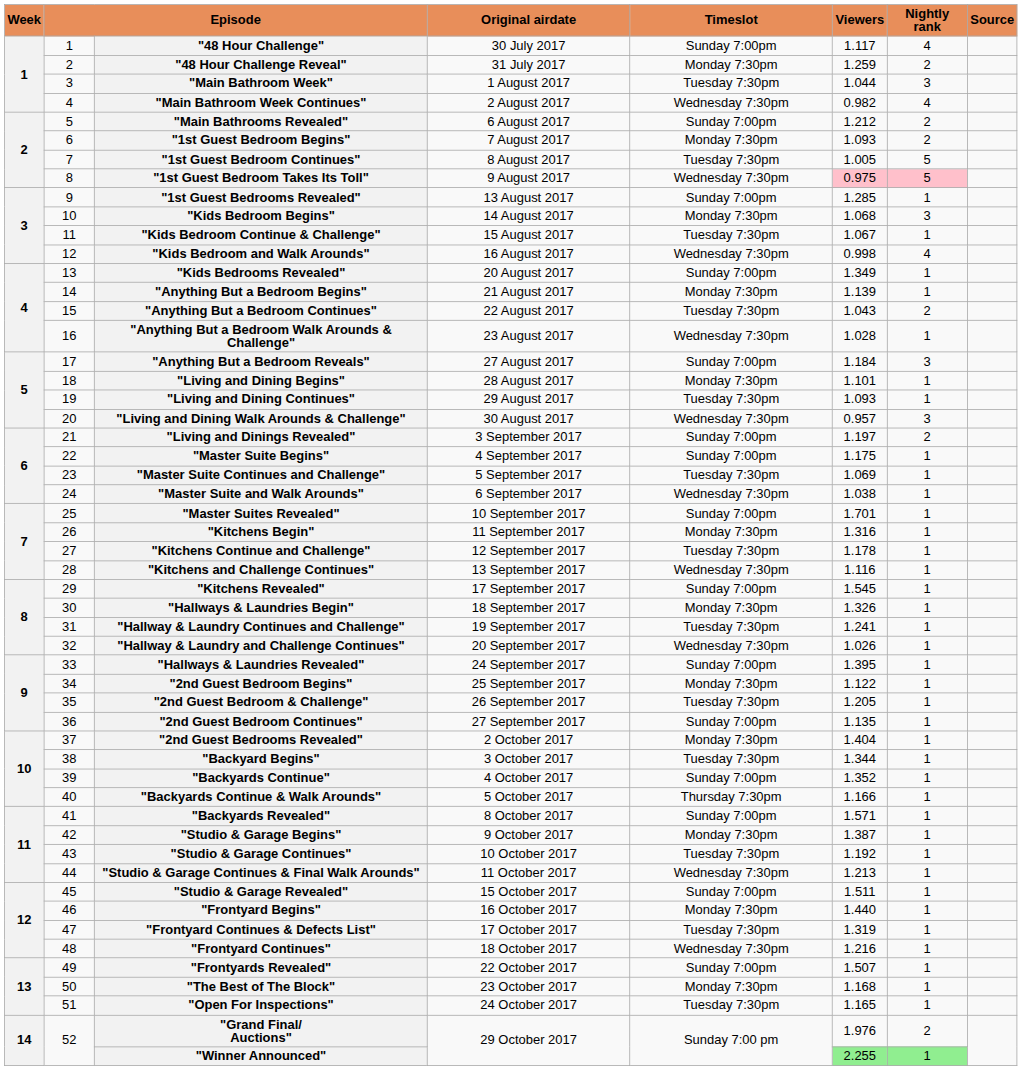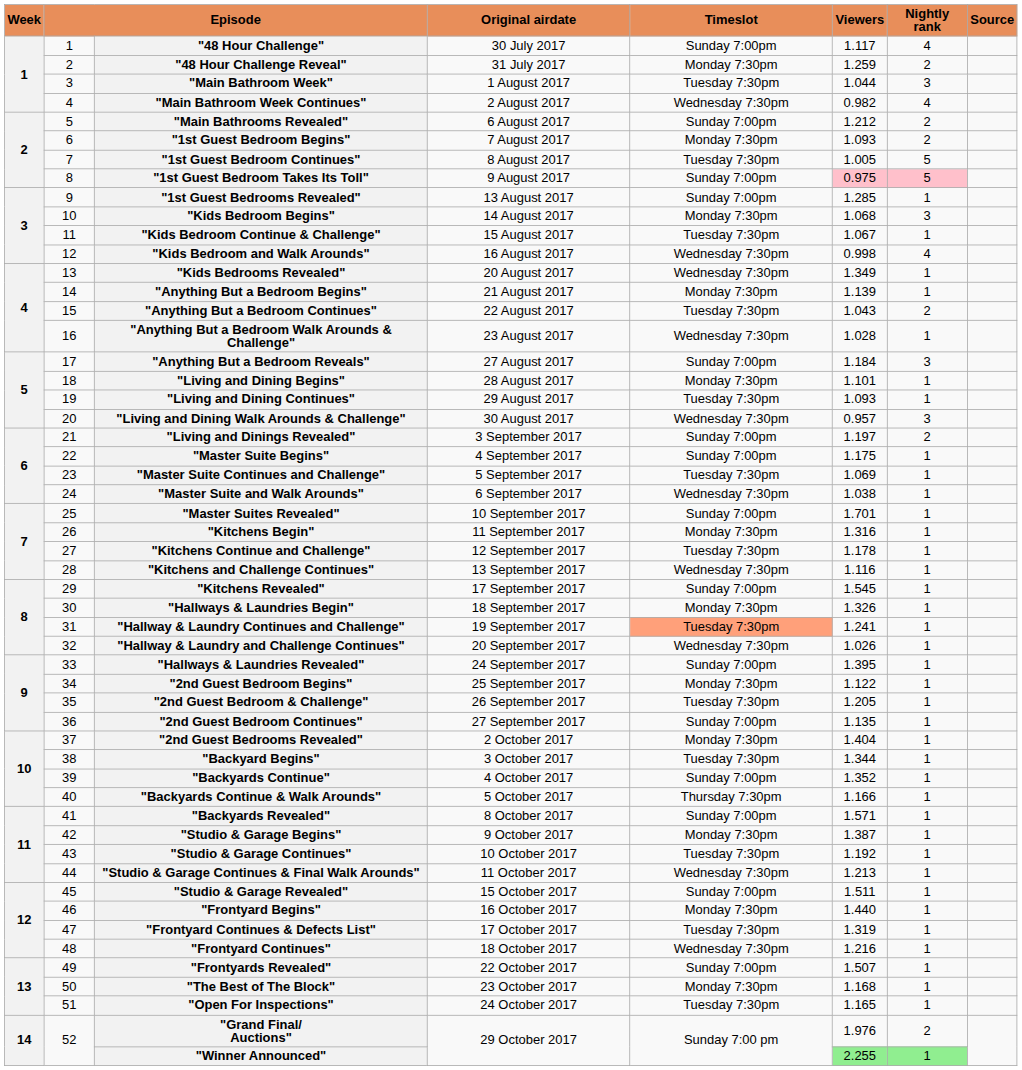(731, 178) Wednesday 7:30pm -> (731, 178) Sunday 7:00pm
(731, 273) Sunday 7:00pm -> (731, 273) Wednesday 7:30pm
(731, 626) no background -> (731, 626) lightsalmon background
